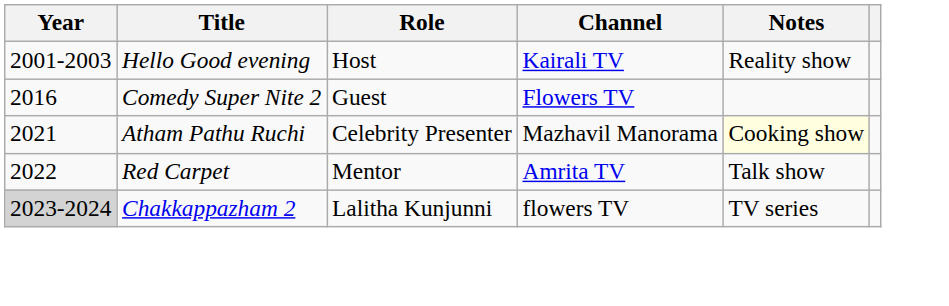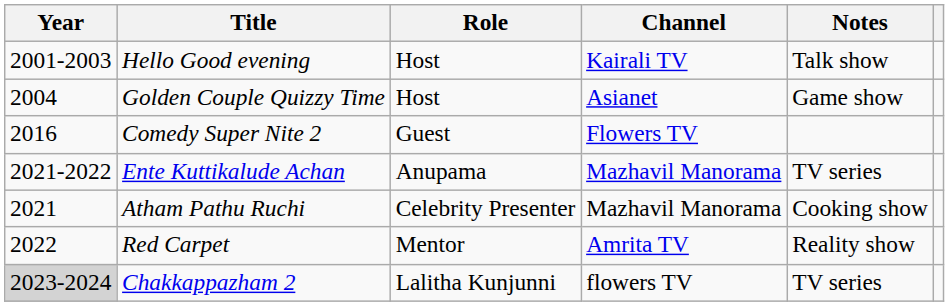(790, 60) Reality show -> (840, 60) Talk show
+ row: (254, 97)
+ row: (233, 171)
(796, 134) lightyellow background -> (860, 208) no background
(777, 171) Talk show -> (853, 245) Reality show
